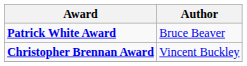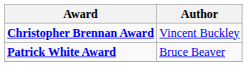rows swapped: (80, 52) <-> (62, 33)
